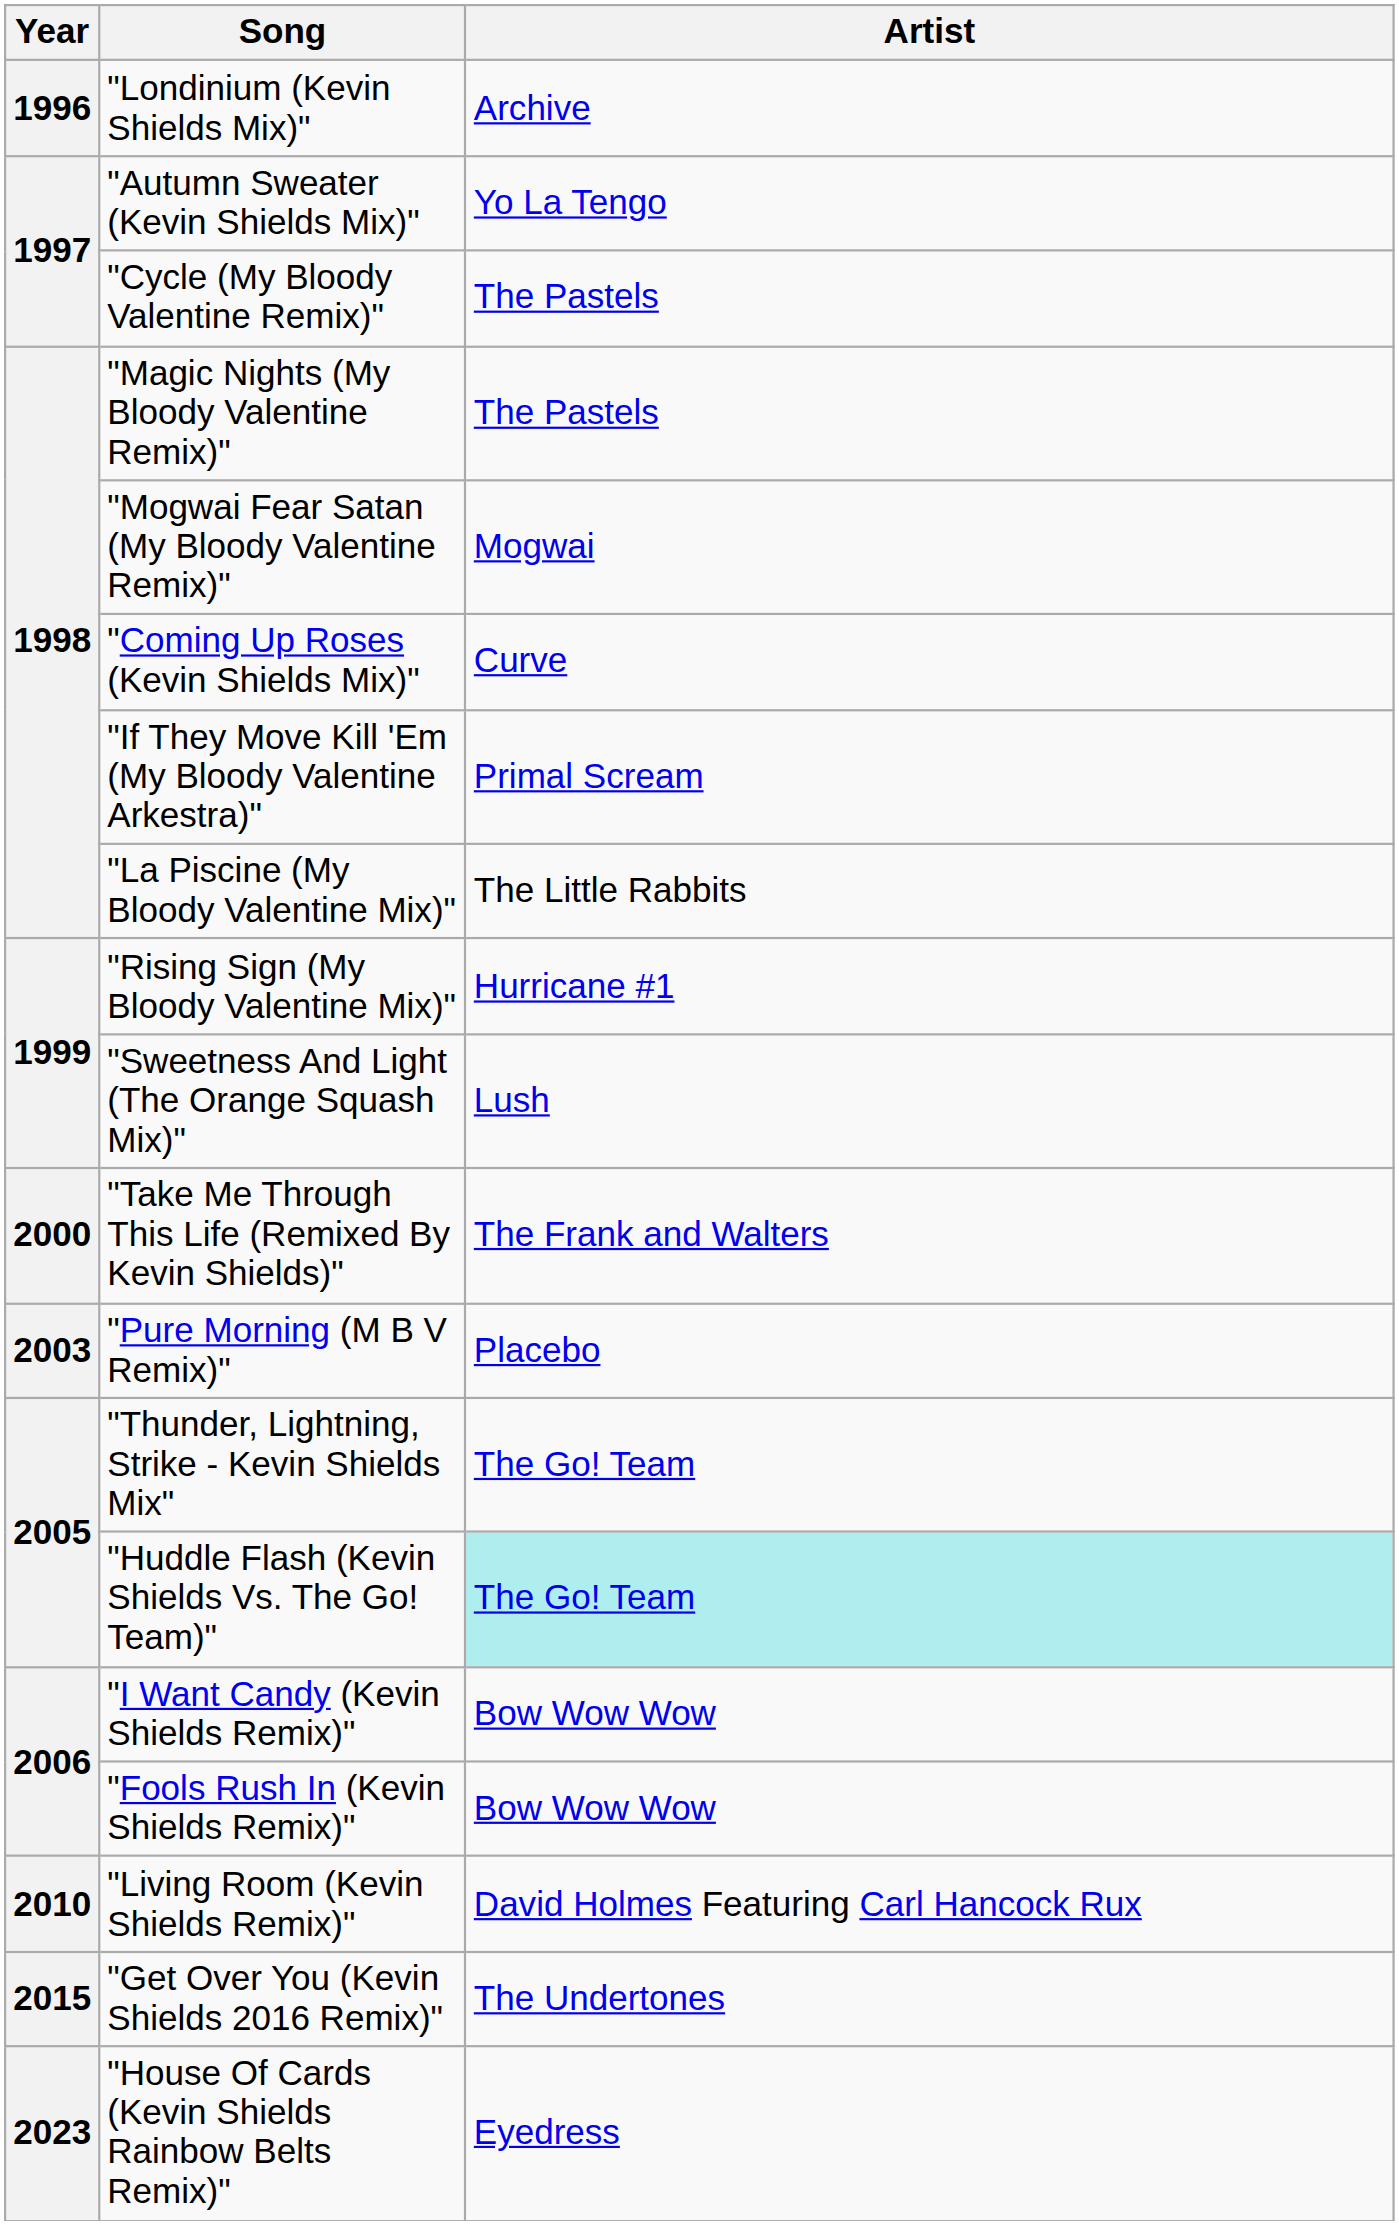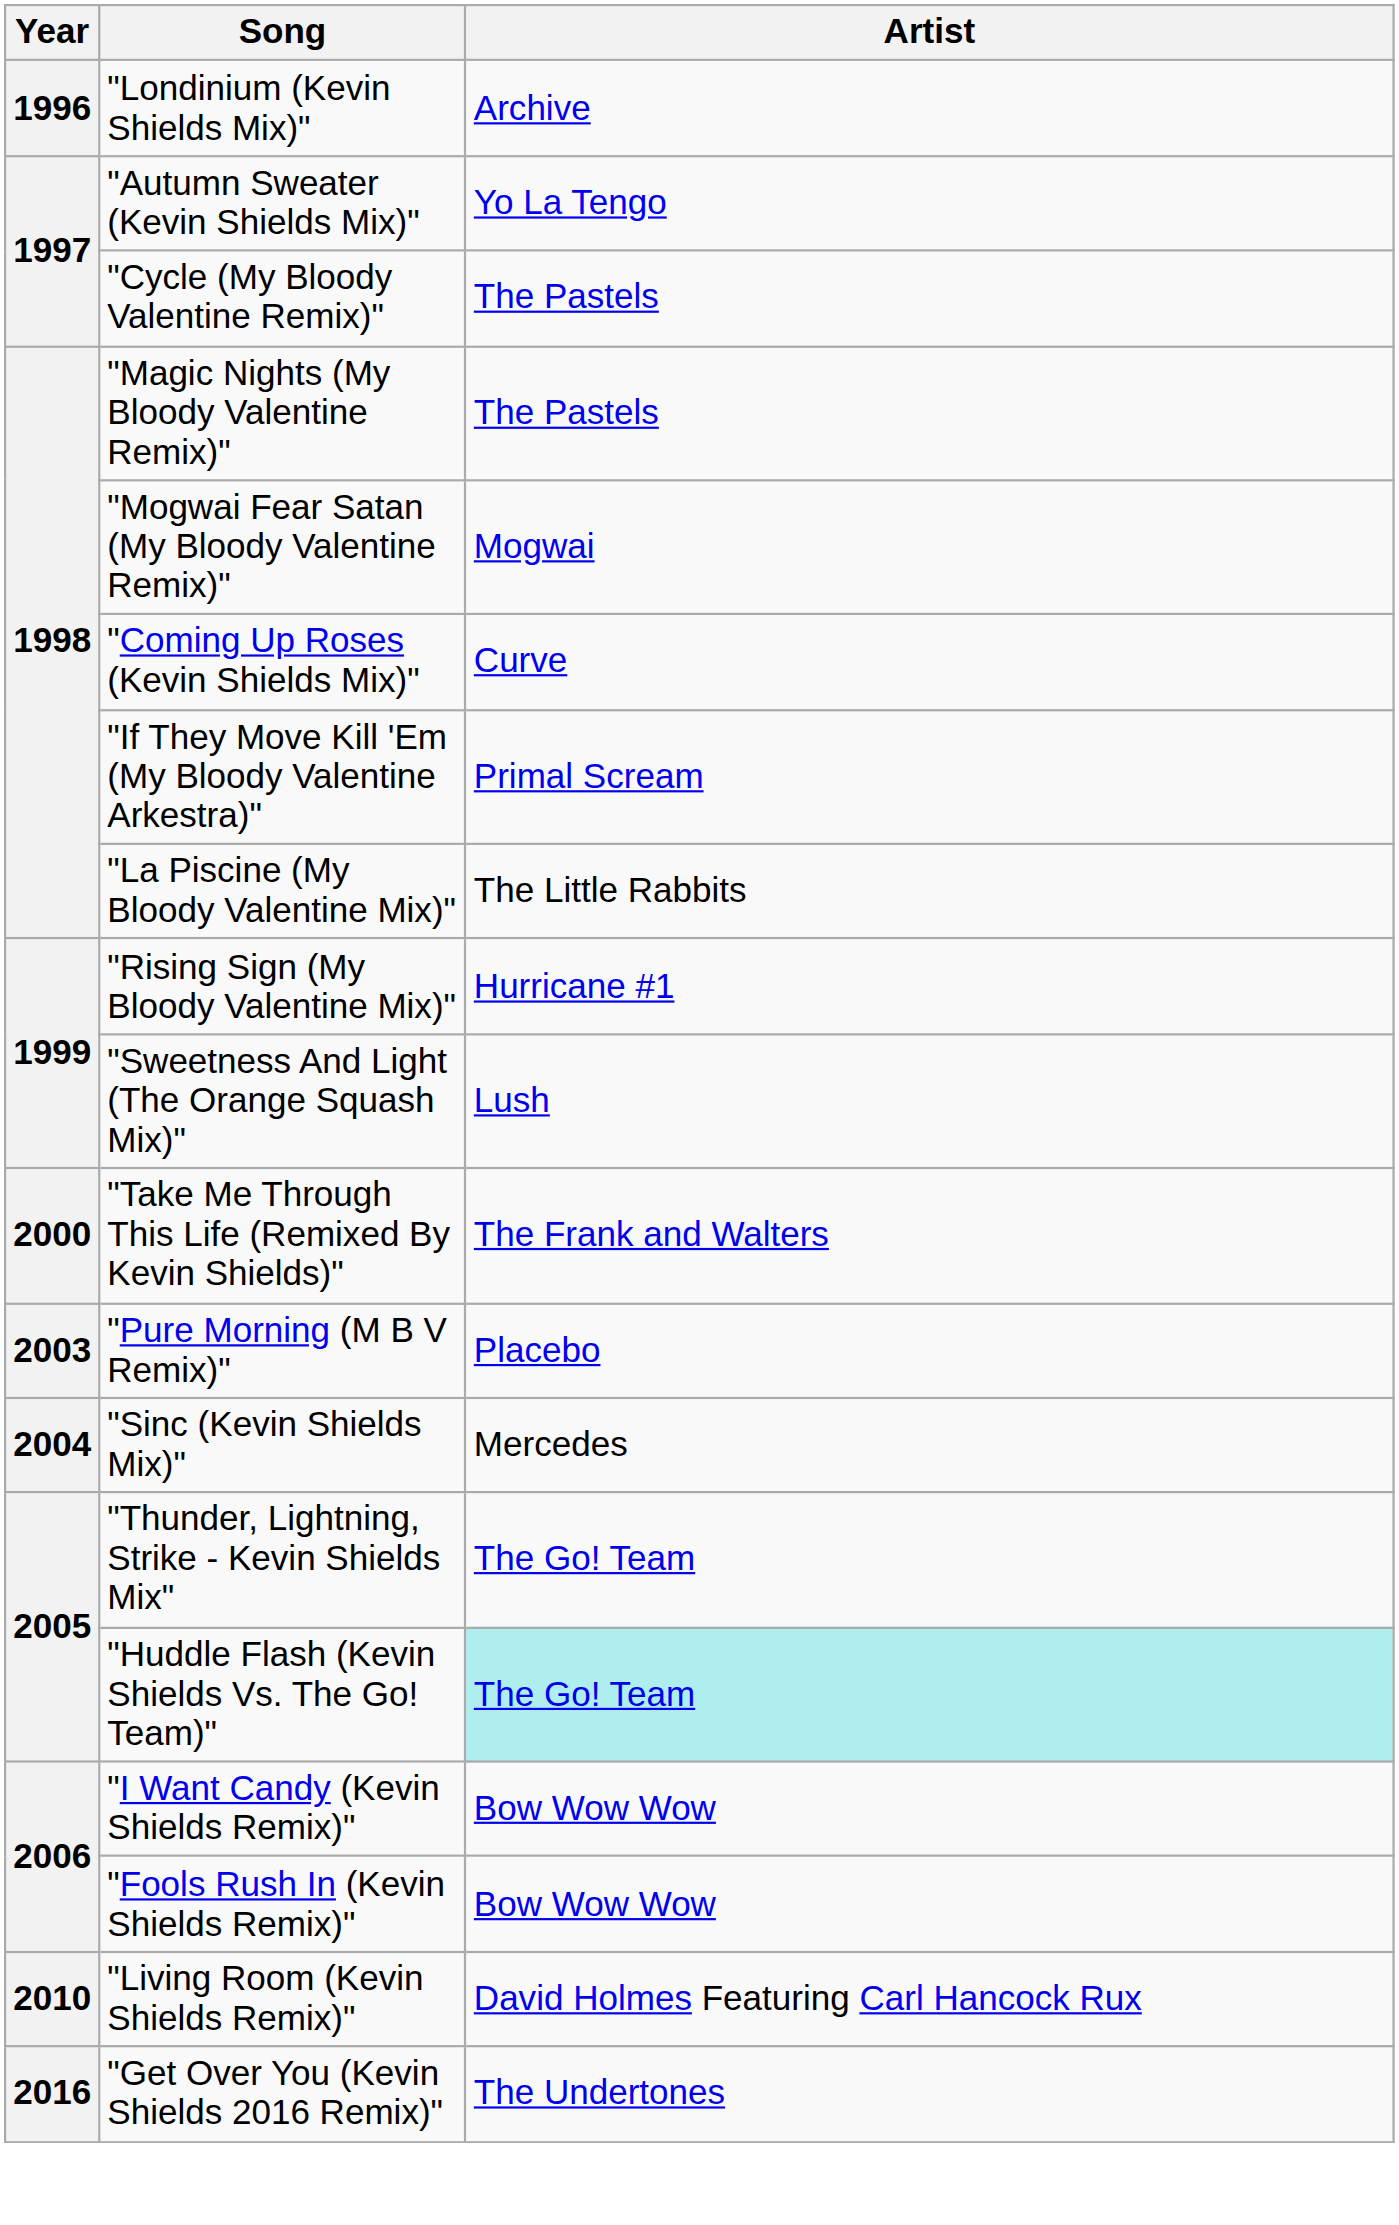+ row: (264, 1444)
(52, 1998) 2015 -> (52, 2093) 2016
- row: (239, 2132)
